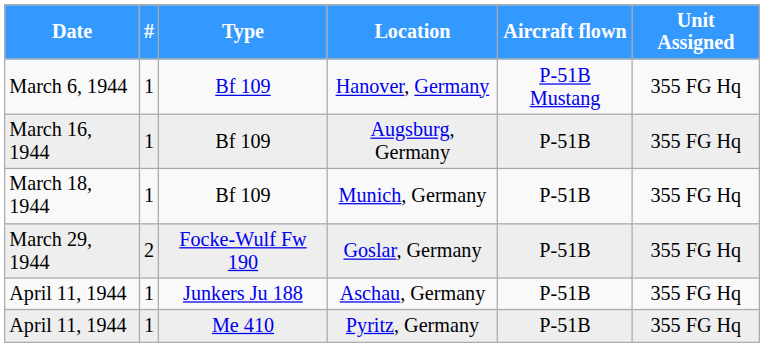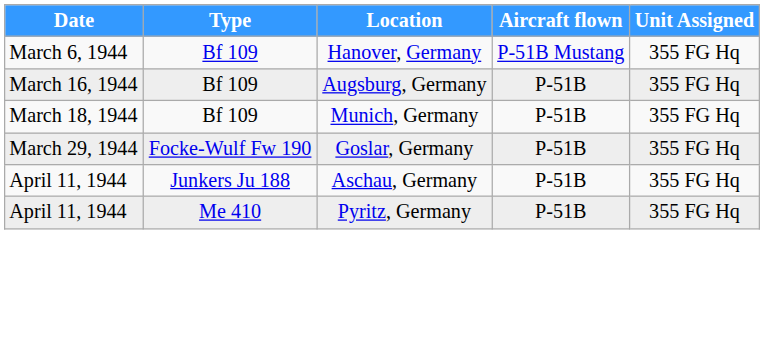- column: (149, 31)
